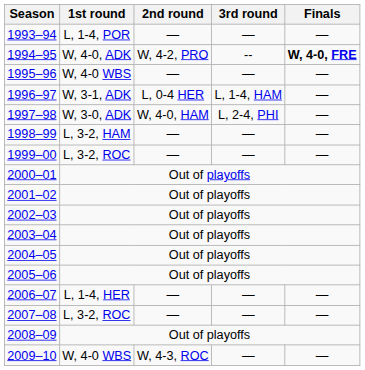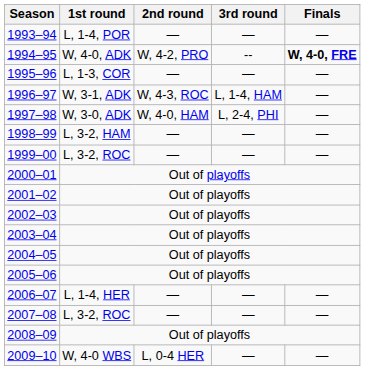(97, 74) W, 4-0 WBS -> (97, 74) L, 1-3, COR
(173, 94) L, 0-4 HER -> (173, 94) W, 4-3, ROC
(173, 355) W, 4-3, ROC -> (173, 355) L, 0-4 HER
